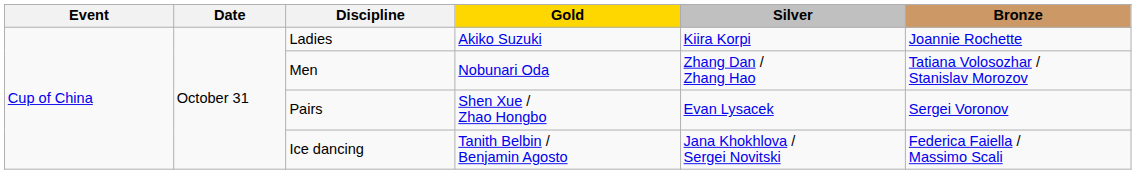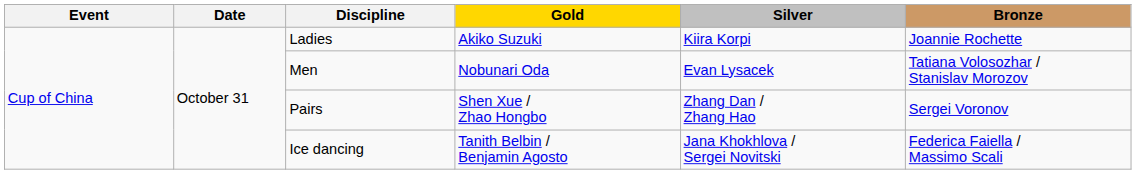(724, 70) Zhang Dan / Zhang Hao -> (729, 70) Evan Lysacek
(729, 109) Evan Lysacek -> (724, 109) Zhang Dan / Zhang Hao
